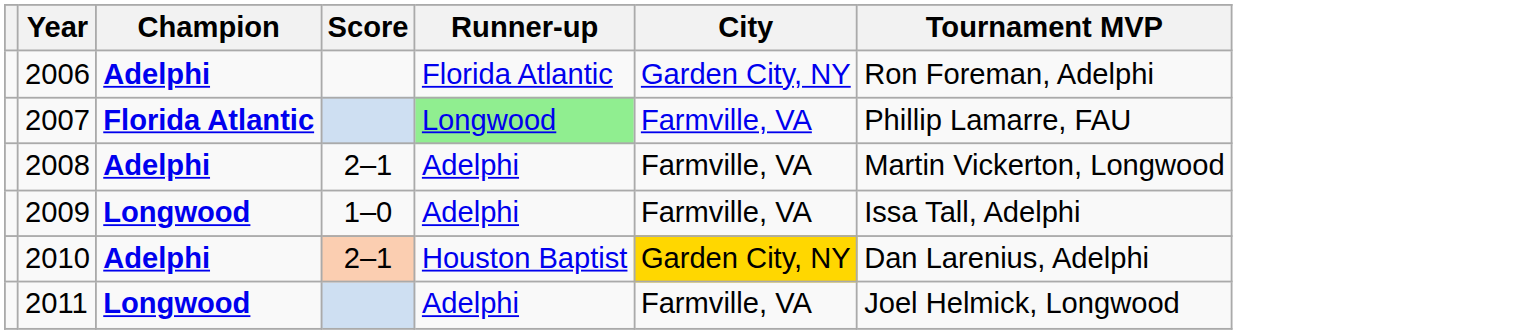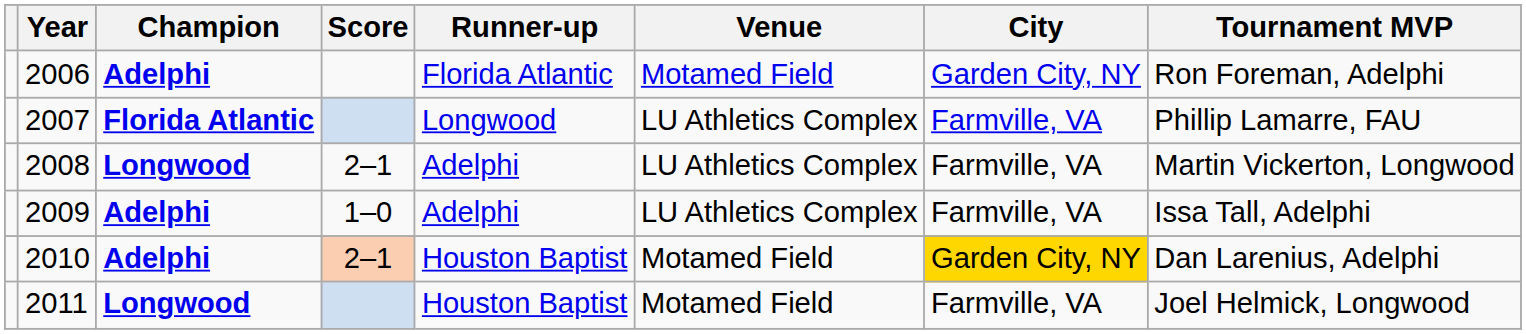+ column: (779, 27)
(489, 119) lightgreen background -> (489, 119) no background
(157, 166) Adelphi -> (177, 166) Longwood
(177, 212) Longwood -> (157, 212) Adelphi
(470, 304) Adelphi -> (525, 304) Houston Baptist
